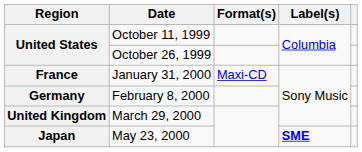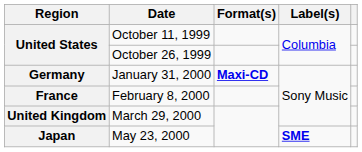(57, 75) France -> (57, 75) Germany
(242, 75) normal -> (243, 75) bold
(57, 95) Germany -> (57, 95) France
